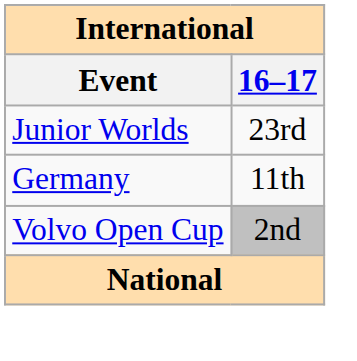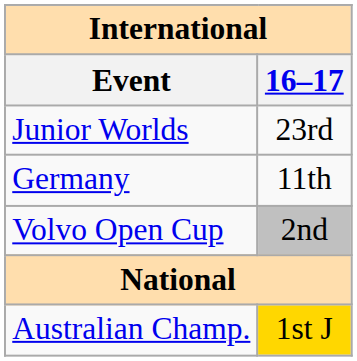+ row: (131, 329)
